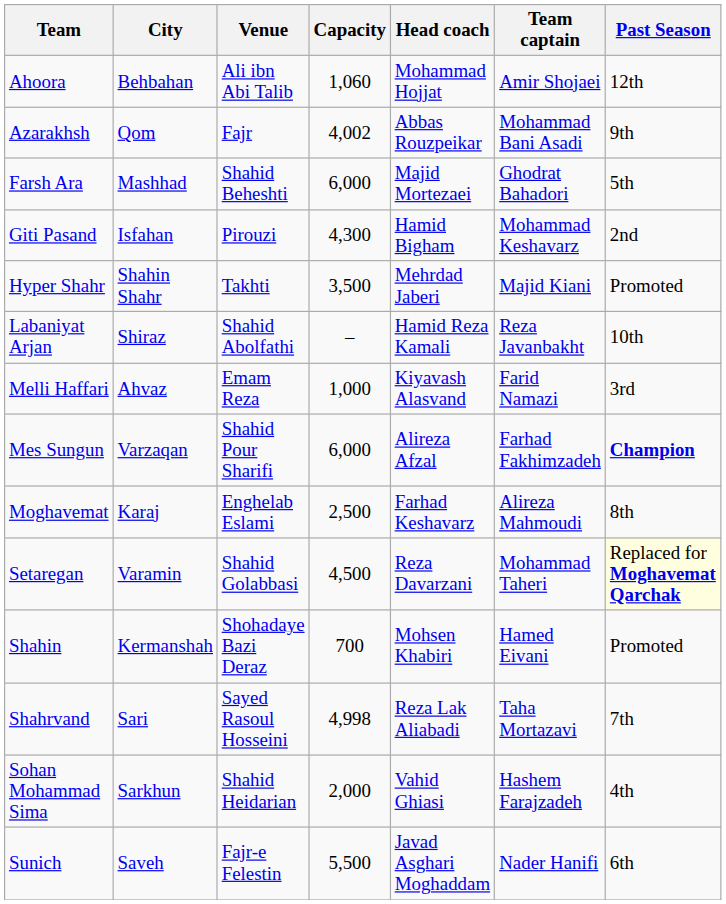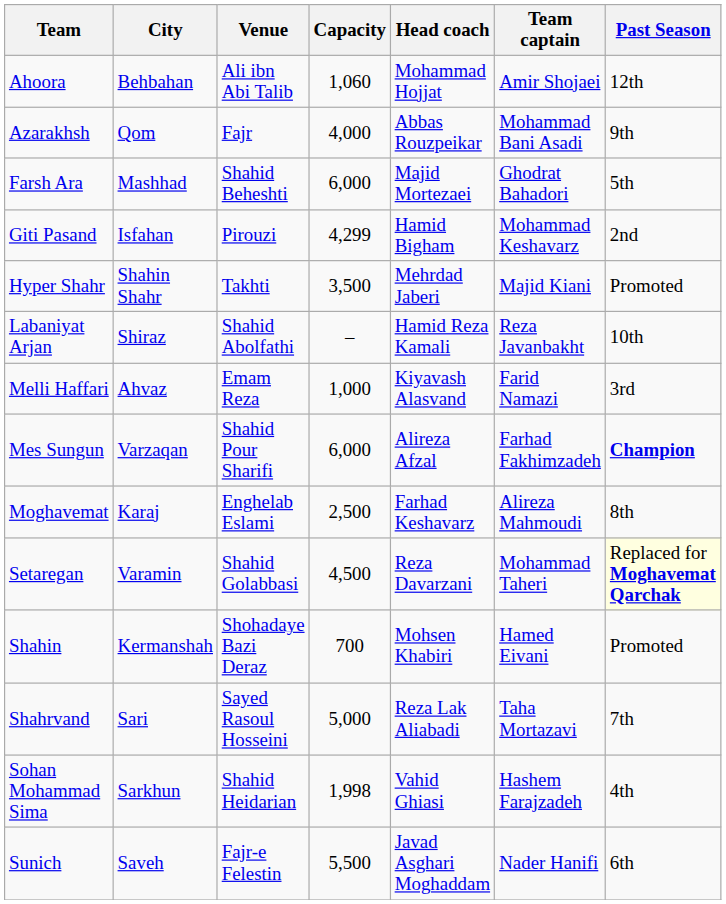(350, 132) 4,002 -> (350, 132) 4,000
(350, 234) 4,300 -> (350, 234) 4,299
(350, 718) 4,998 -> (350, 718) 5,000
(350, 791) 2,000 -> (350, 791) 1,998
